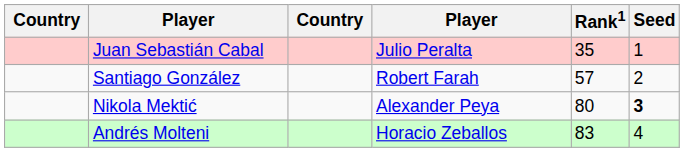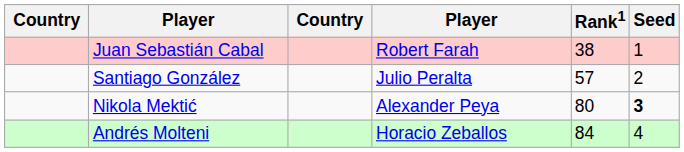(424, 50) Julio Peralta -> (427, 50) Robert Farah
(585, 50) 35 -> (585, 50) 38
(427, 78) Robert Farah -> (424, 78) Julio Peralta
(585, 133) 83 -> (585, 133) 84
